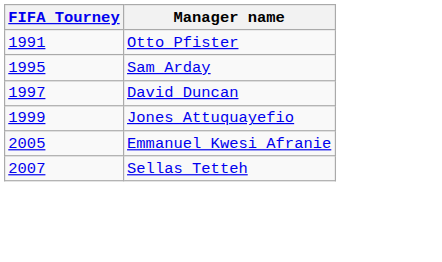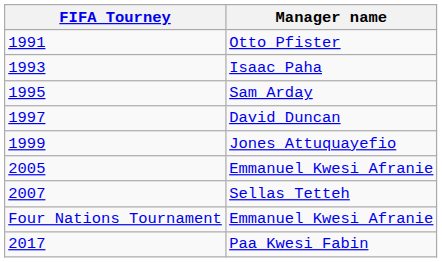+ row: (27, 68)
+ row: (115, 219)
+ row: (27, 244)
